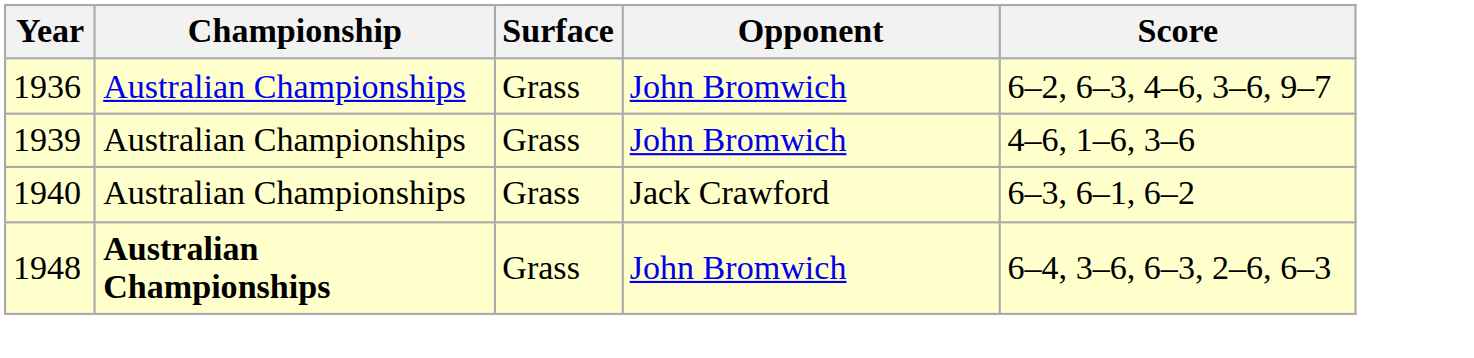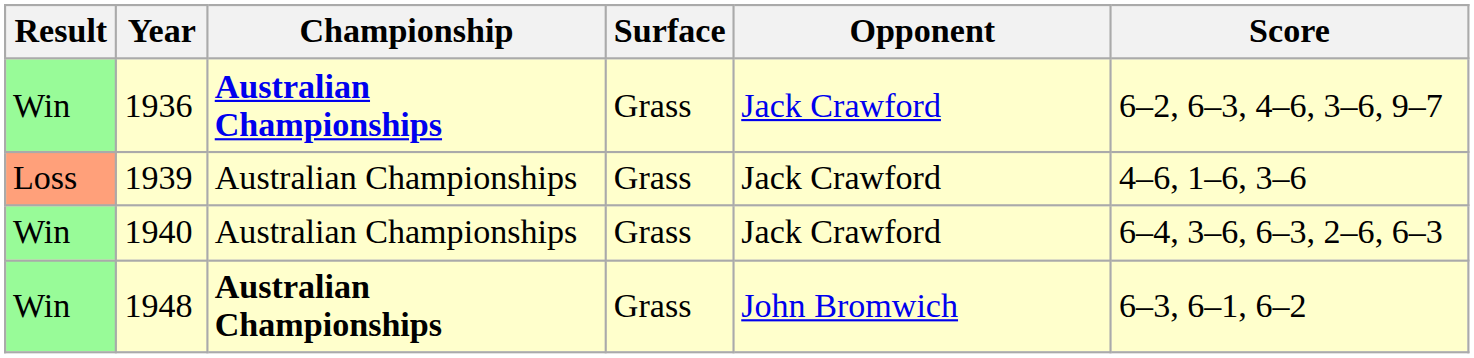+ column: (61, 31)
(284, 85) normal -> (328, 104) bold
(738, 85) John Bromwich -> (841, 104) Jack Crawford
(738, 139) John Bromwich -> (841, 177) Jack Crawford
(1101, 193) 6–3, 6–1, 6–2 -> (1281, 232) 6–4, 3–6, 6–3, 2–6, 6–3
(1169, 266) 6–4, 3–6, 6–3, 2–6, 6–3 -> (1213, 305) 6–3, 6–1, 6–2
